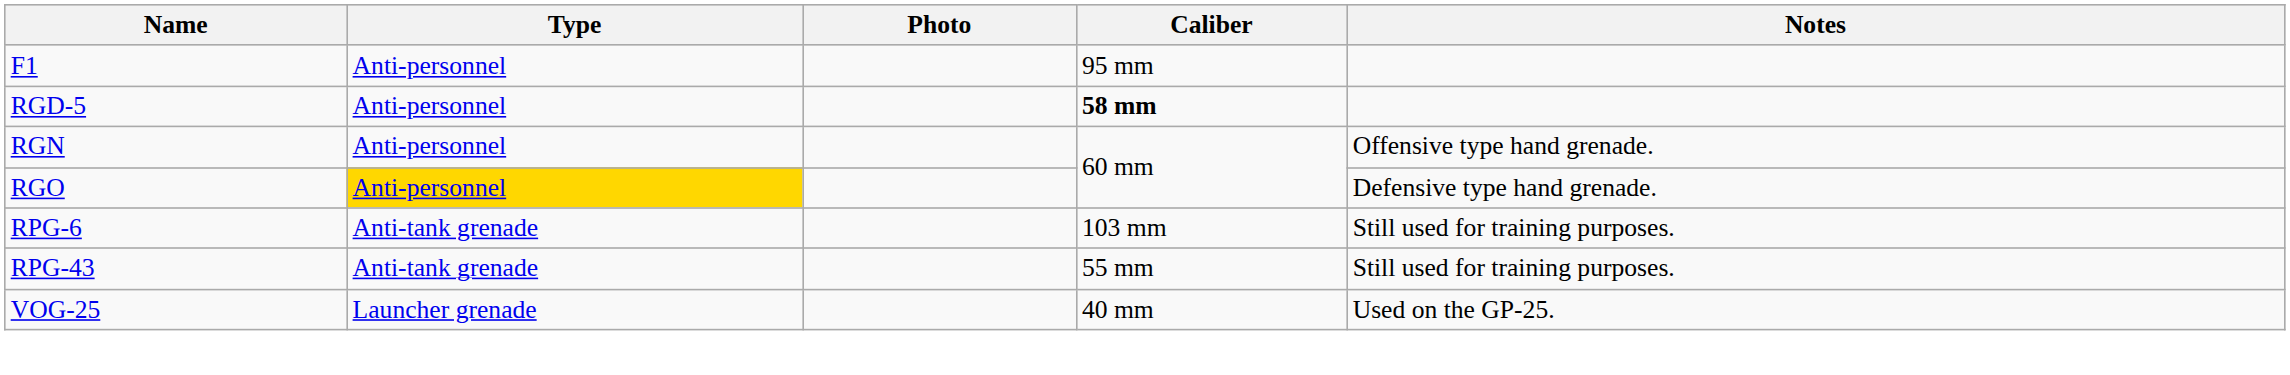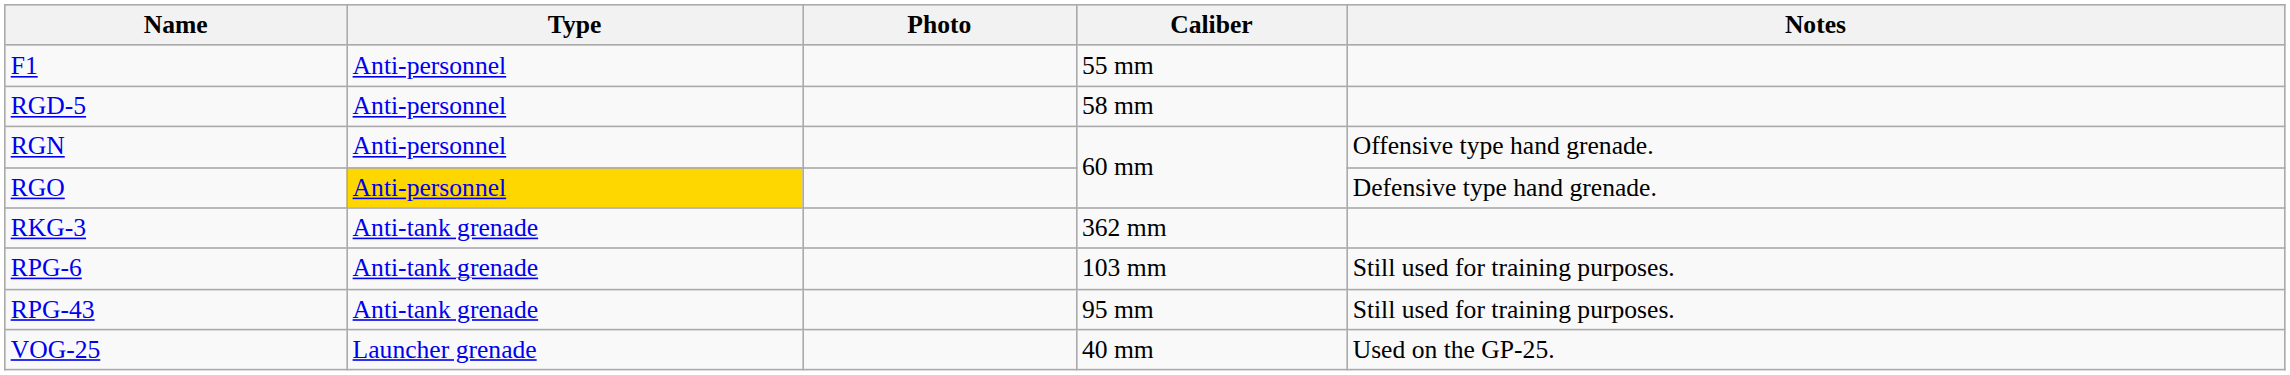(1118, 65) 95 mm -> (1118, 65) 55 mm
(1119, 106) bold -> (1118, 106) normal
+ row: (48, 227)
(1118, 268) 55 mm -> (1118, 308) 95 mm
